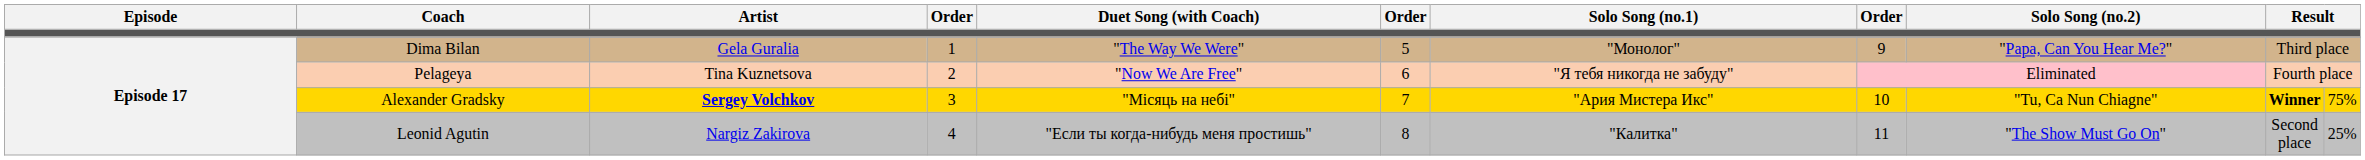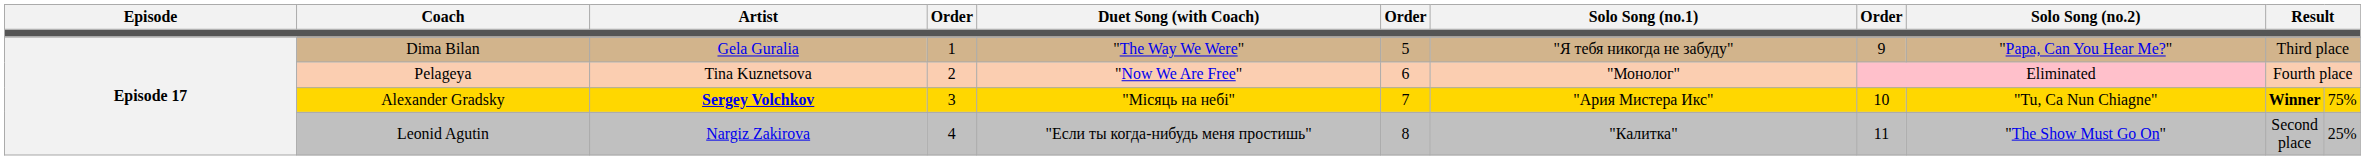(1643, 49) "Монолог" -> (1643, 49) "Я тебя никогда не забуду"
(1643, 74) "Я тебя никогда не забуду" -> (1643, 74) "Монолог"
